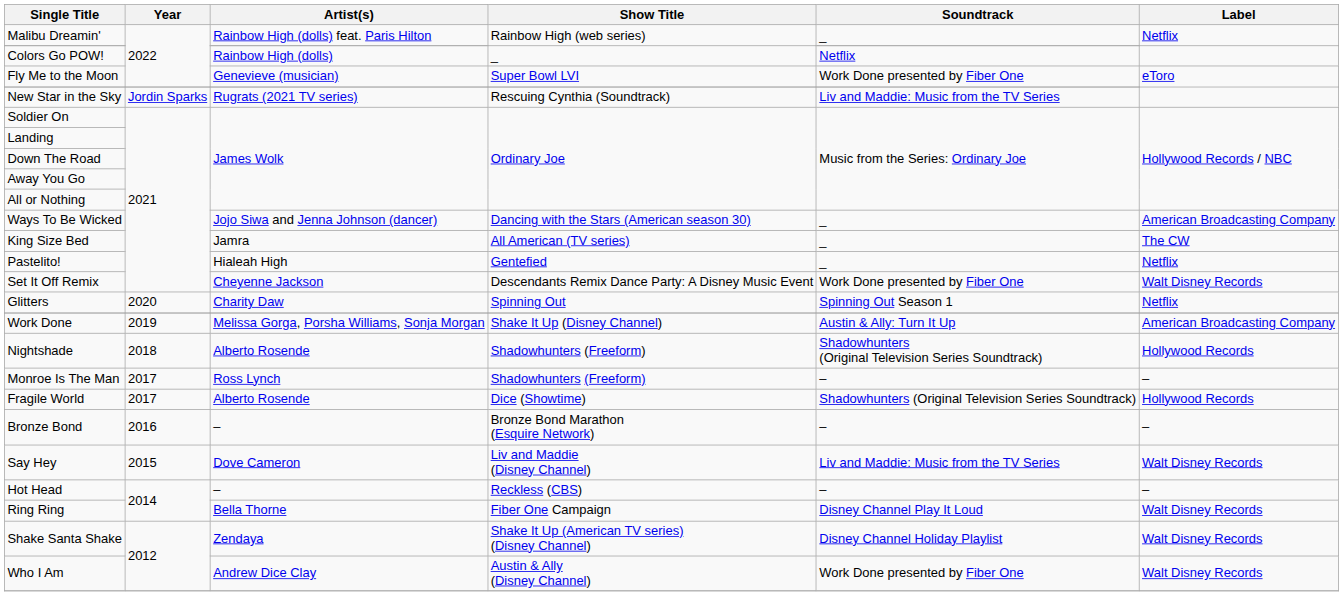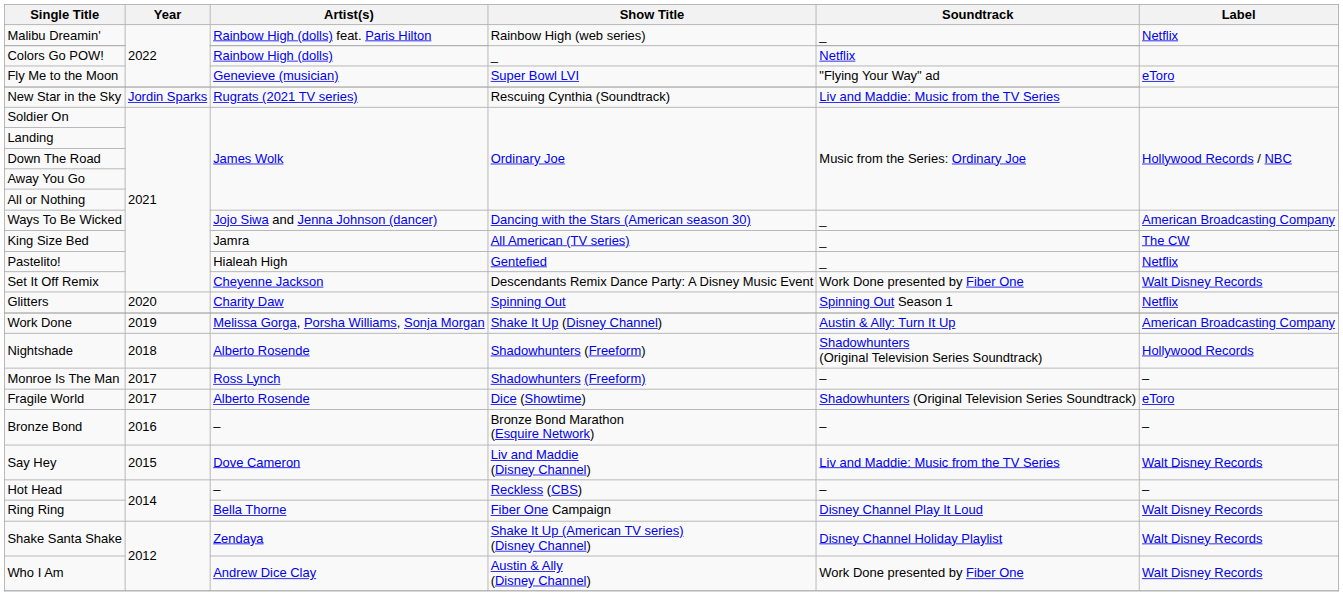(922, 76) Work Done presented by Fiber One -> (880, 76) "Flying Your Way" ad
(1198, 399) Hollywood Records -> (1158, 399) eToro
